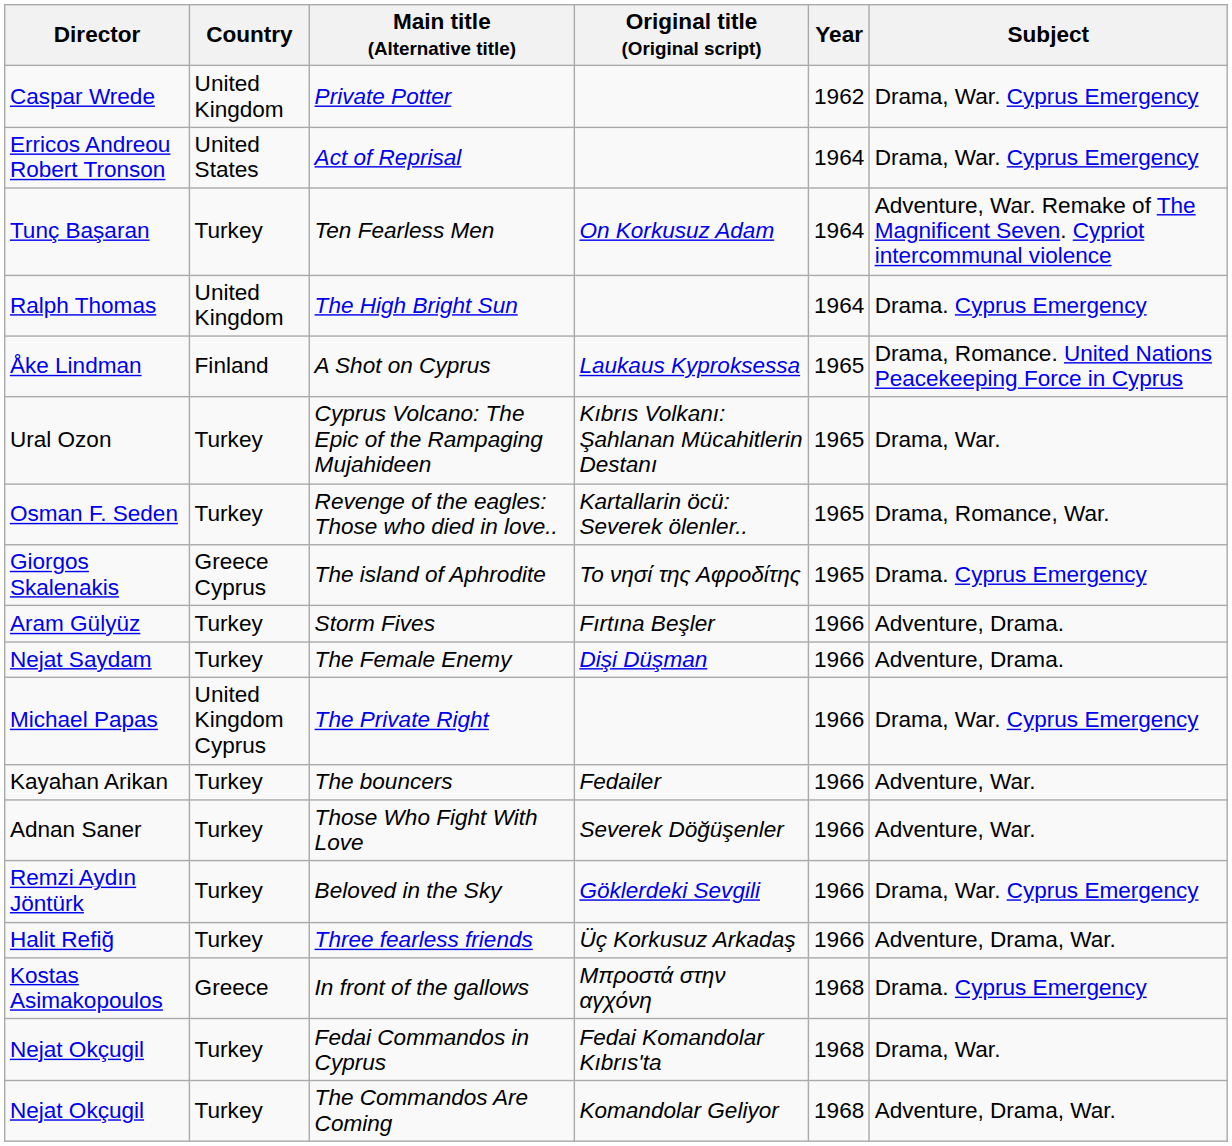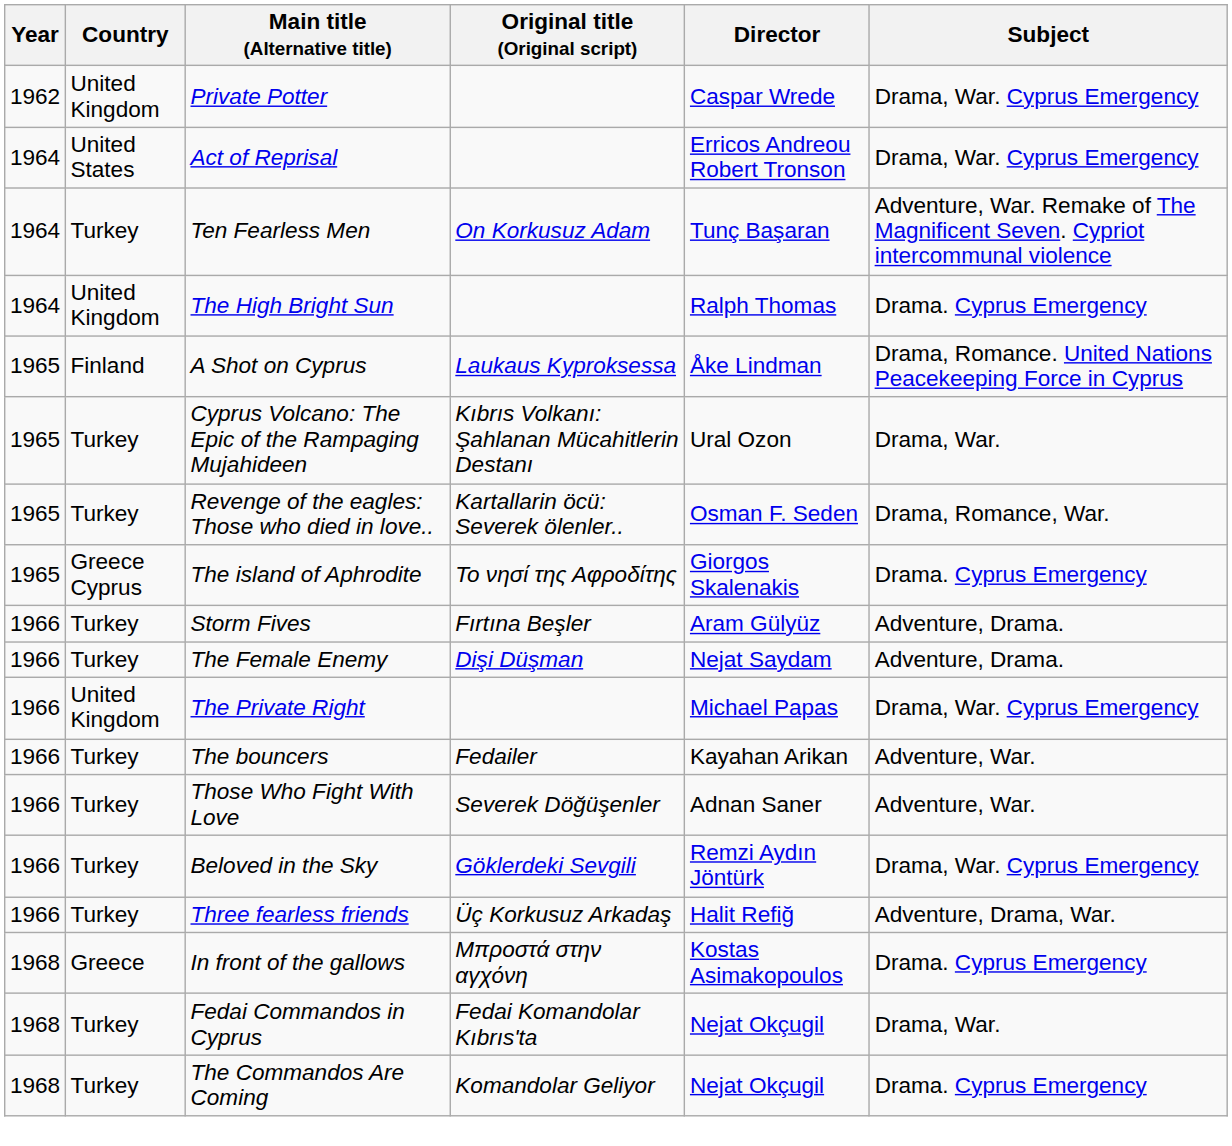columns swapped: (839, 35) <-> (97, 35)
(239, 720) United Kingdom Cyprus -> (115, 707) United Kingdom
(995, 1110) Adventure, Drama, War. -> (1011, 1085) Drama. Cyprus Emergency
